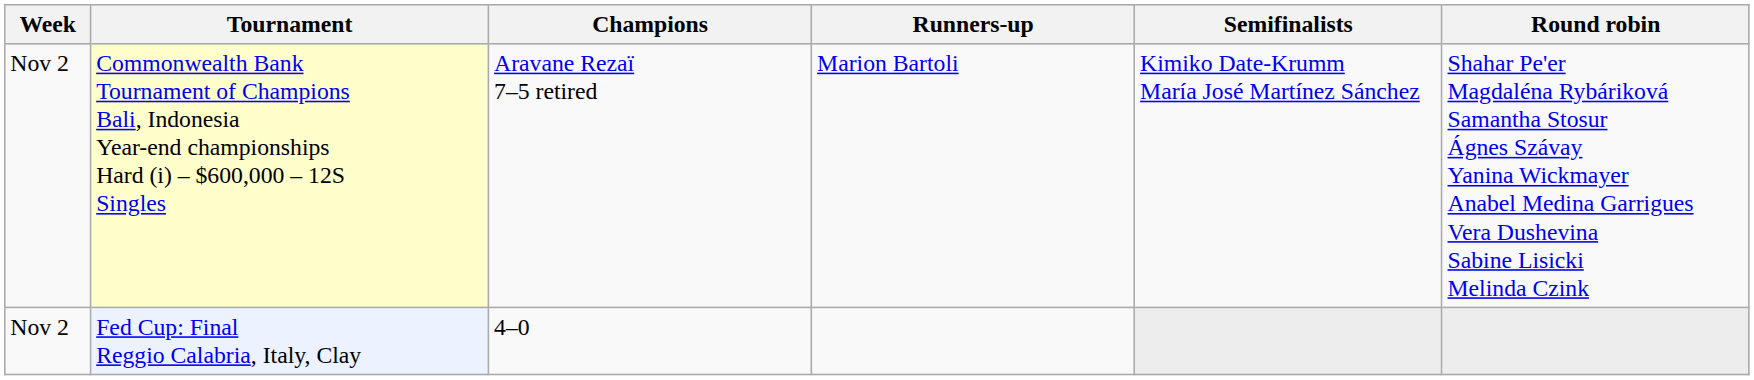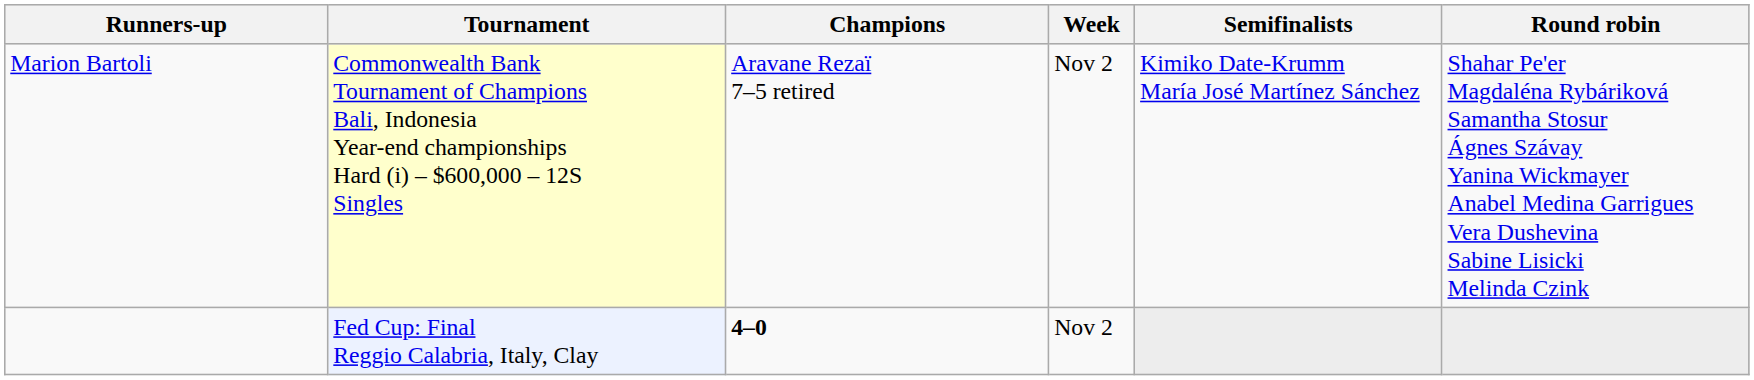columns swapped: (48, 24) <-> (973, 24)
(512, 327) normal -> (749, 327) bold
